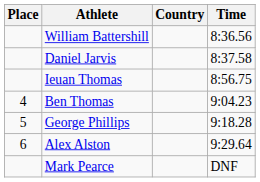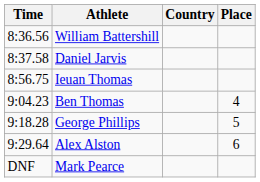columns swapped: (23, 15) <-> (231, 15)
